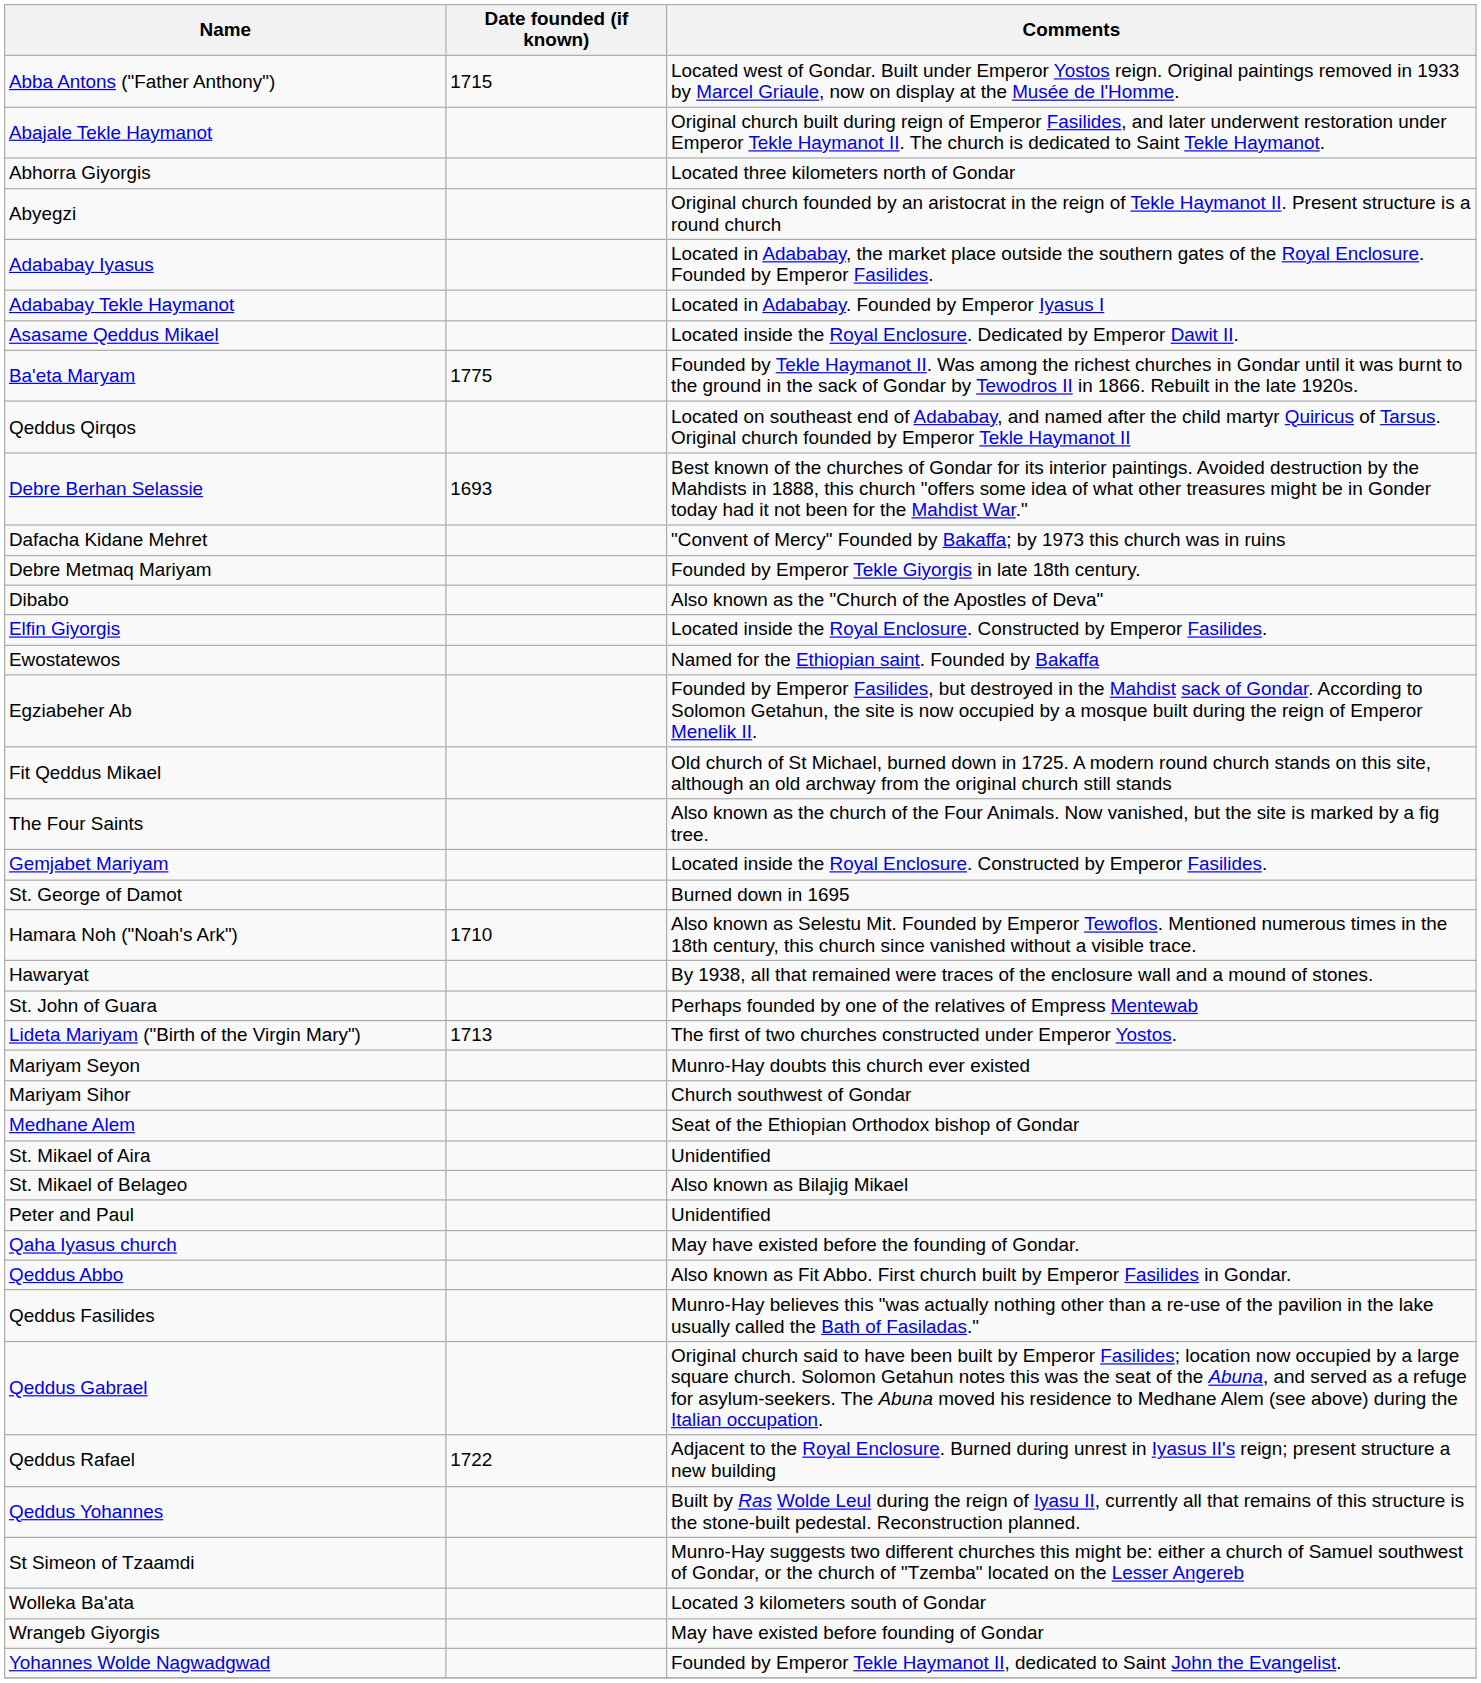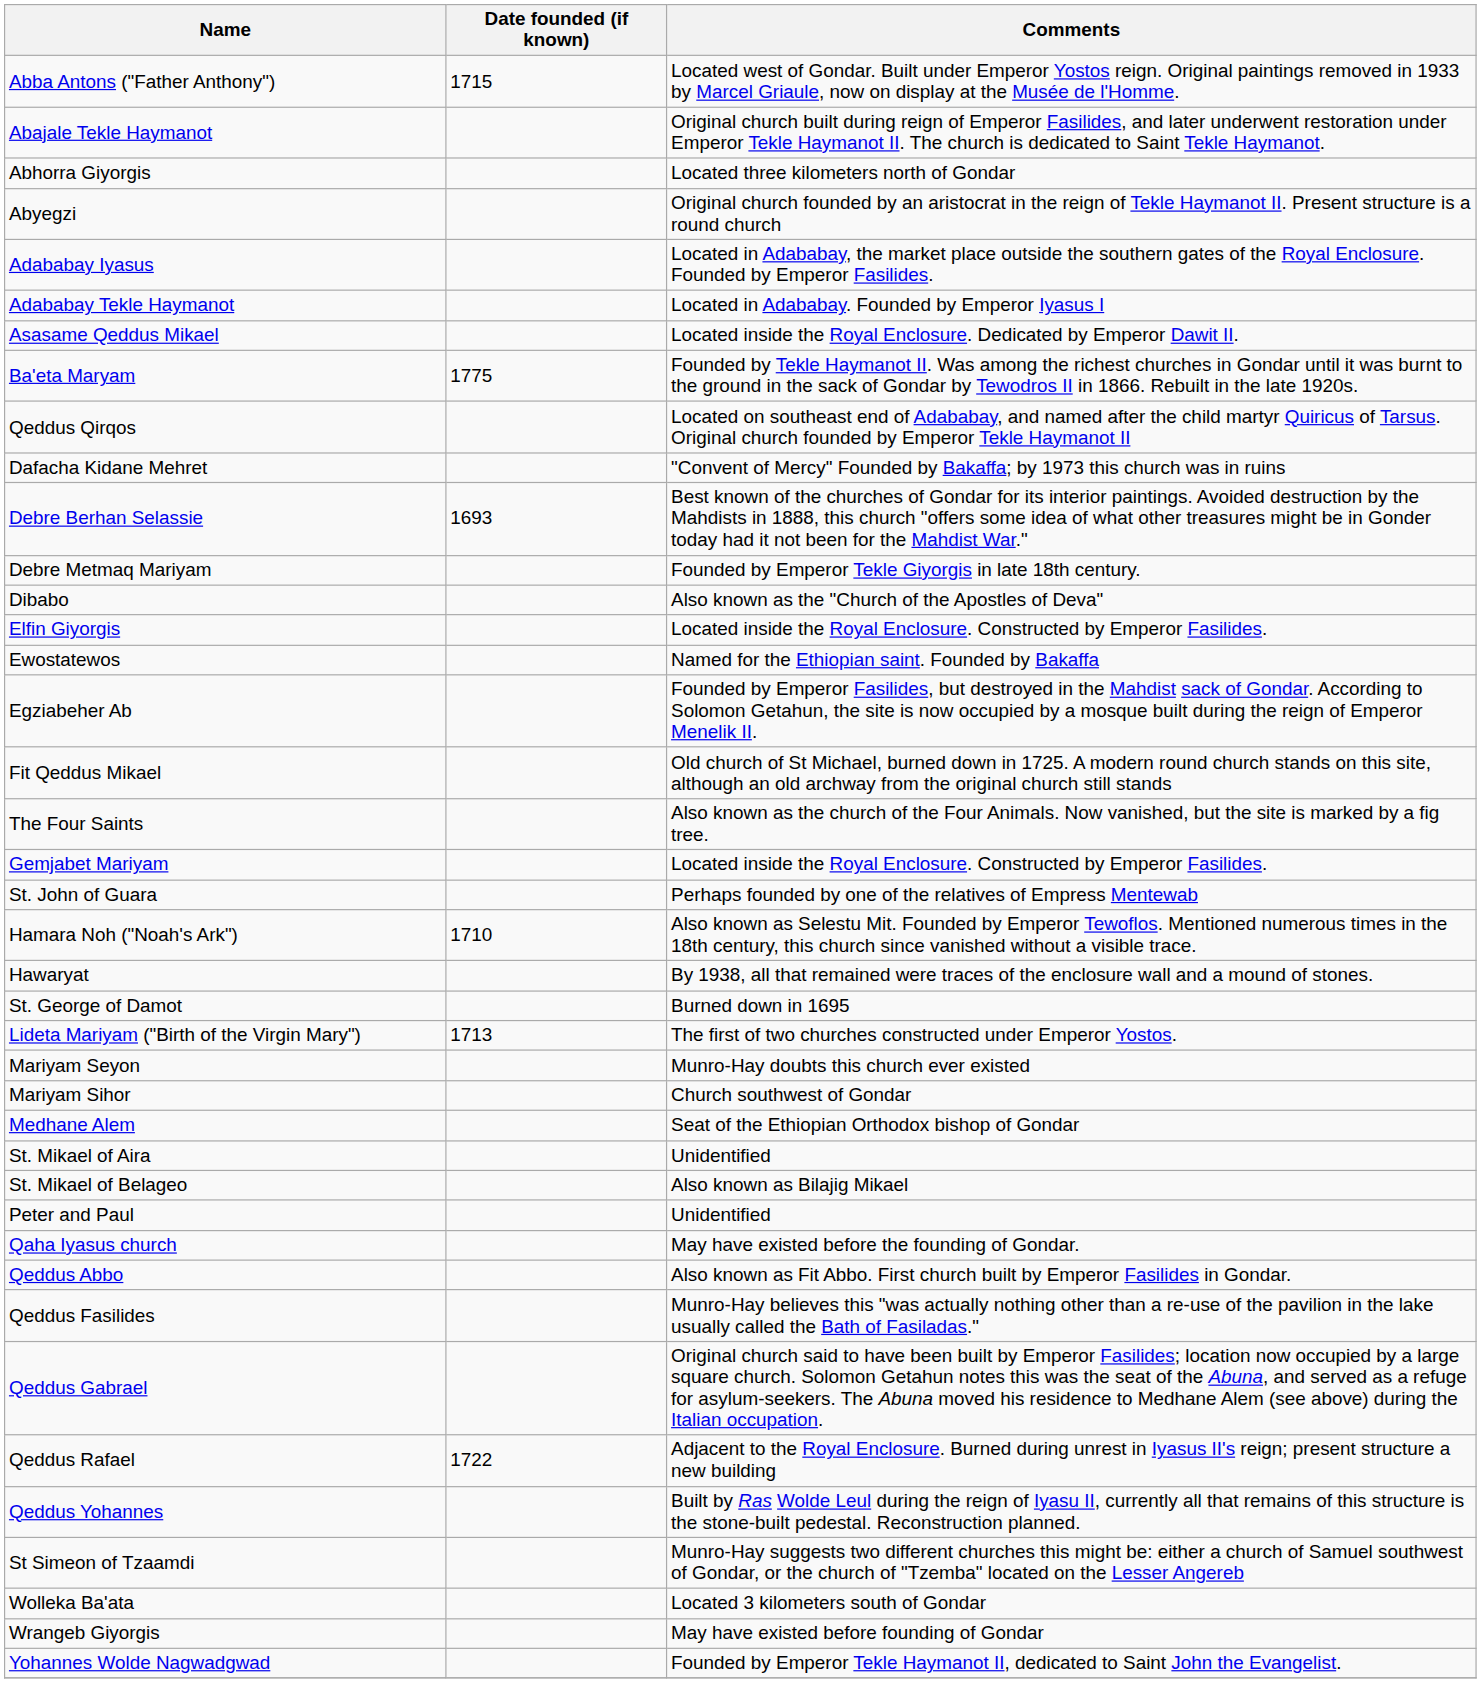rows swapped: (108, 539) <-> (106, 488)
rows swapped: (96, 894) <-> (83, 1005)
